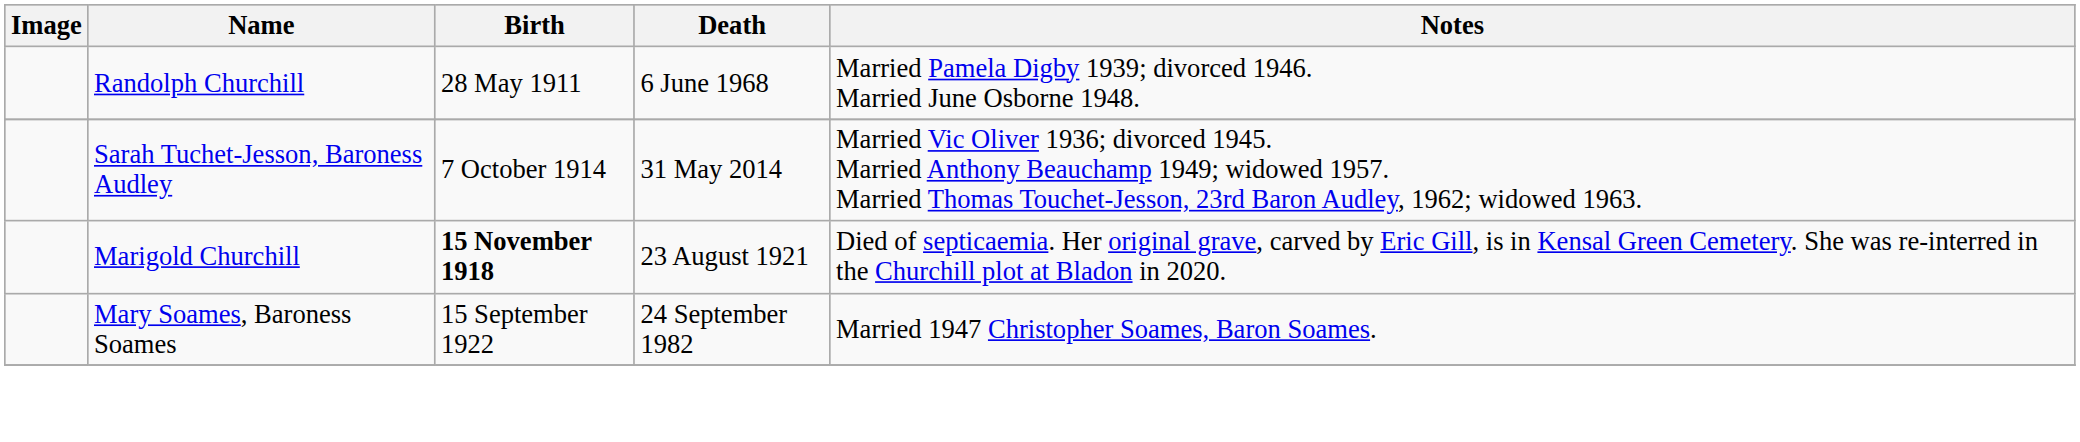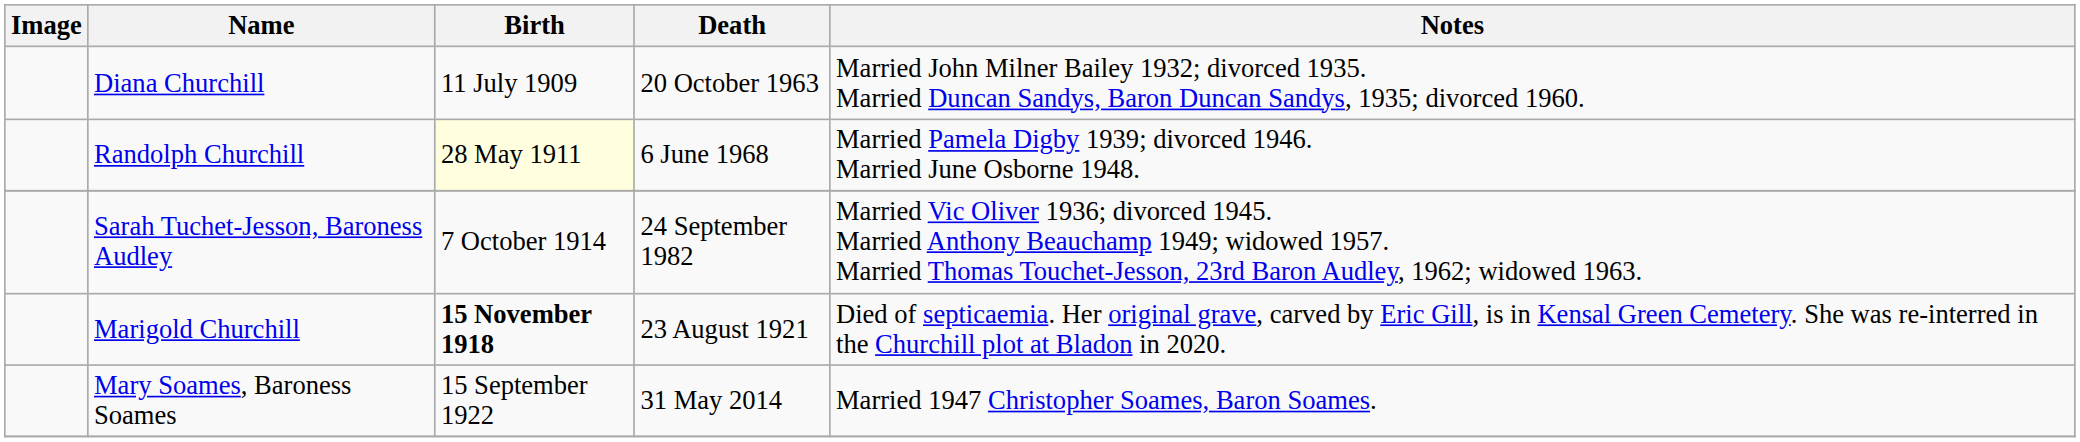+ row: (179, 82)
(511, 82) no background -> (511, 154) lightyellow background
(711, 169) 31 May 2014 -> (714, 241) 24 September 1982
(714, 328) 24 September 1982 -> (711, 400) 31 May 2014
